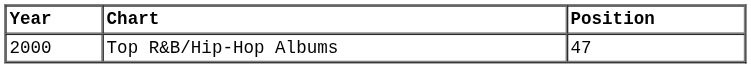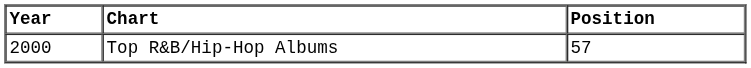(581, 48) 47 -> (581, 48) 57
